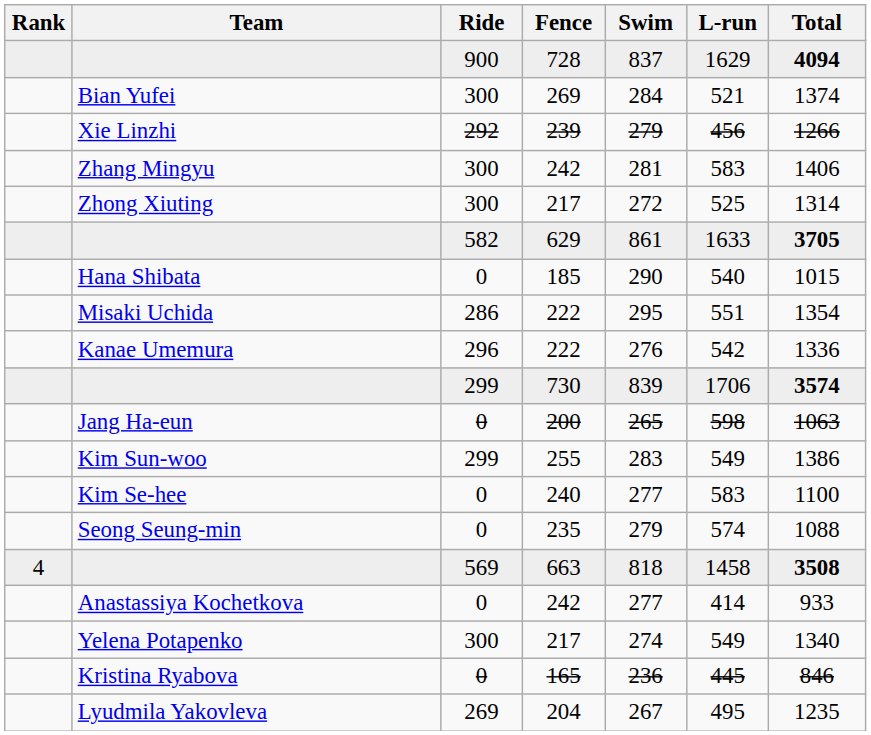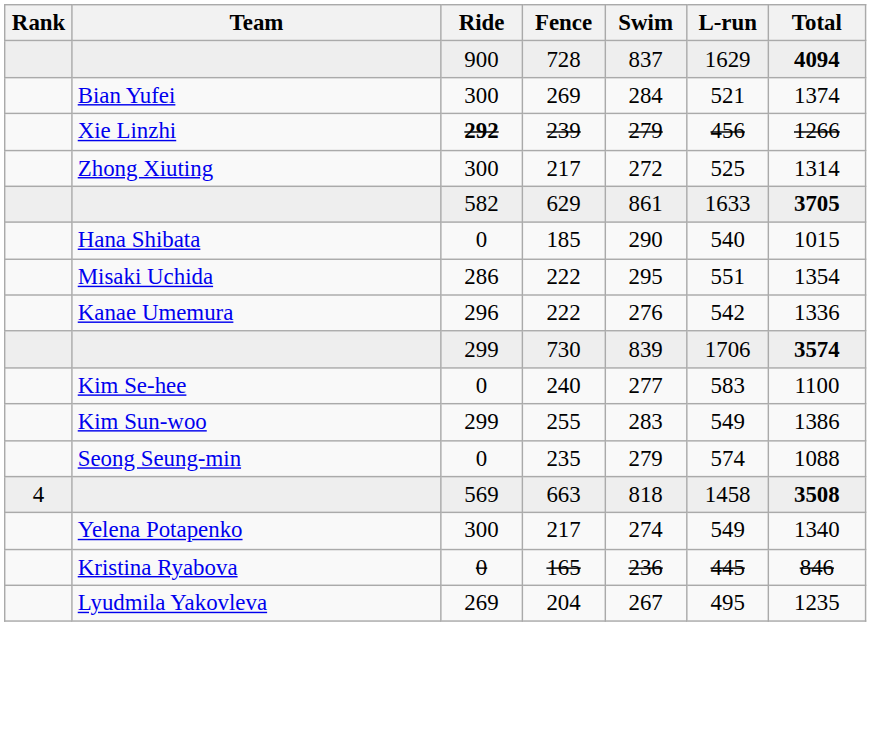(482, 131) normal -> (482, 131) bold
- row: (146, 167)
- row: (135, 421)
rows swapped: (132, 494) <-> (142, 458)
- row: (191, 603)
